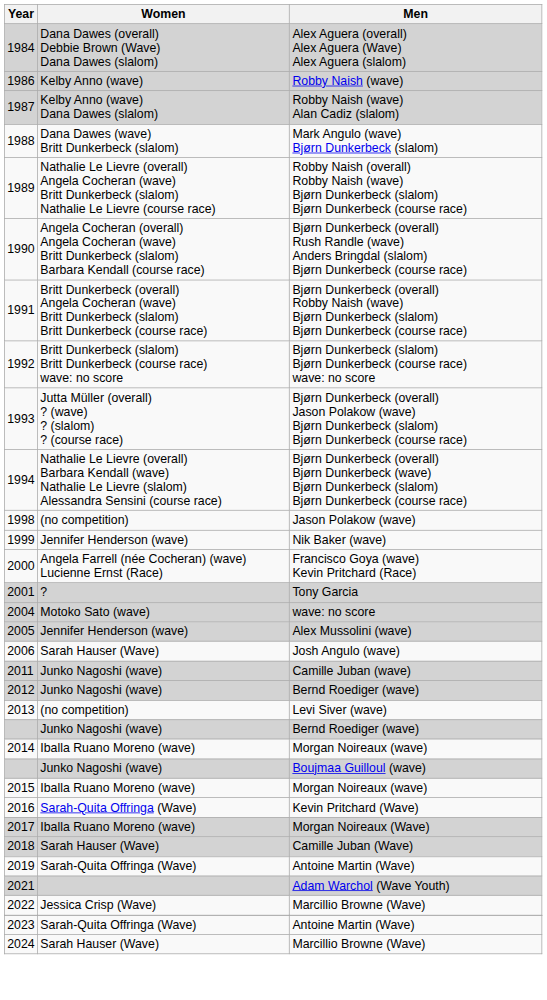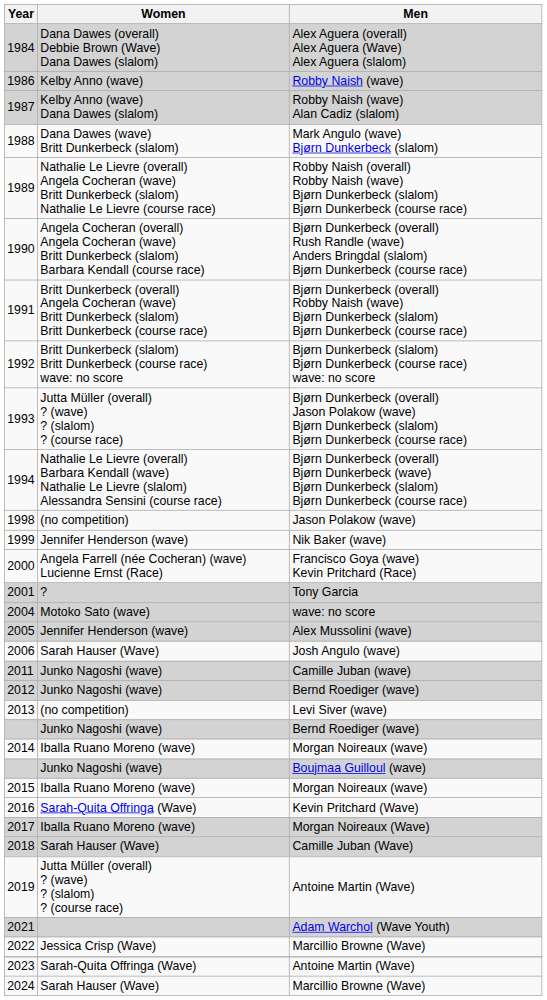(118, 866) Sarah-Quita Offringa (Wave) -> (96, 887) Jutta Müller (overall) ? (wave) ? (slalom) ? (course race)
